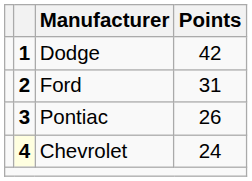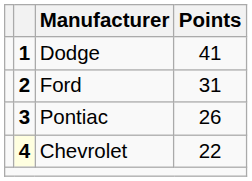(210, 53) 42 -> (210, 53) 41
(210, 150) 24 -> (210, 150) 22
